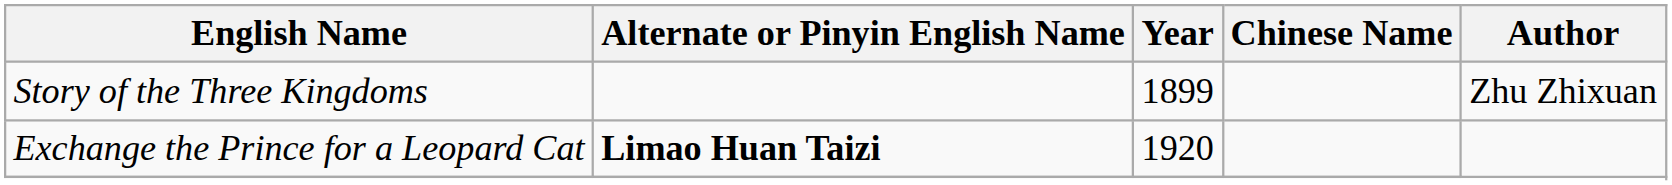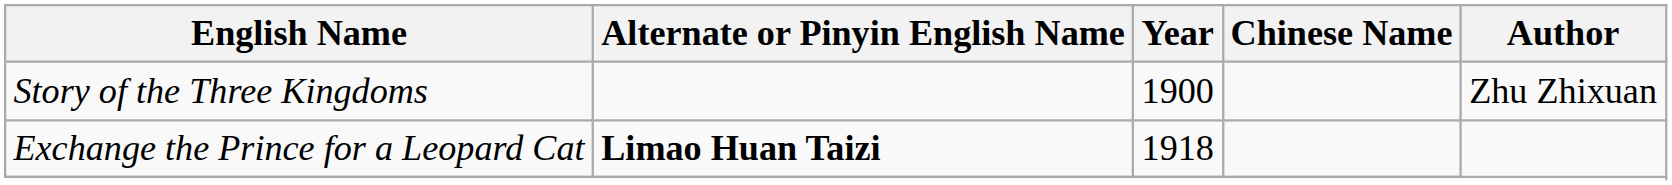(1178, 90) 1899 -> (1178, 90) 1900
(1178, 147) 1920 -> (1178, 147) 1918
